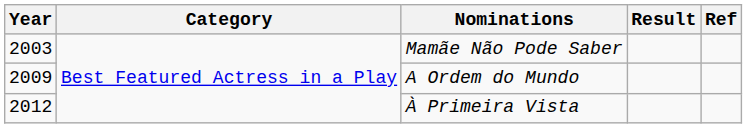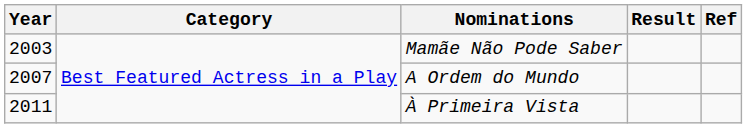(31, 78) 2009 -> (31, 78) 2007
(31, 108) 2012 -> (31, 108) 2011
